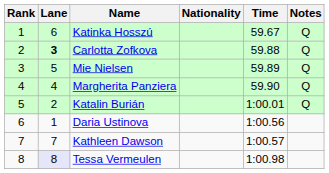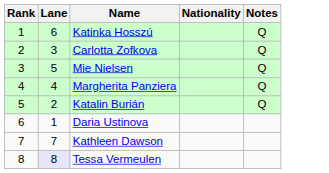- column: (265, 13)
(54, 50) bold -> (54, 50) normal
